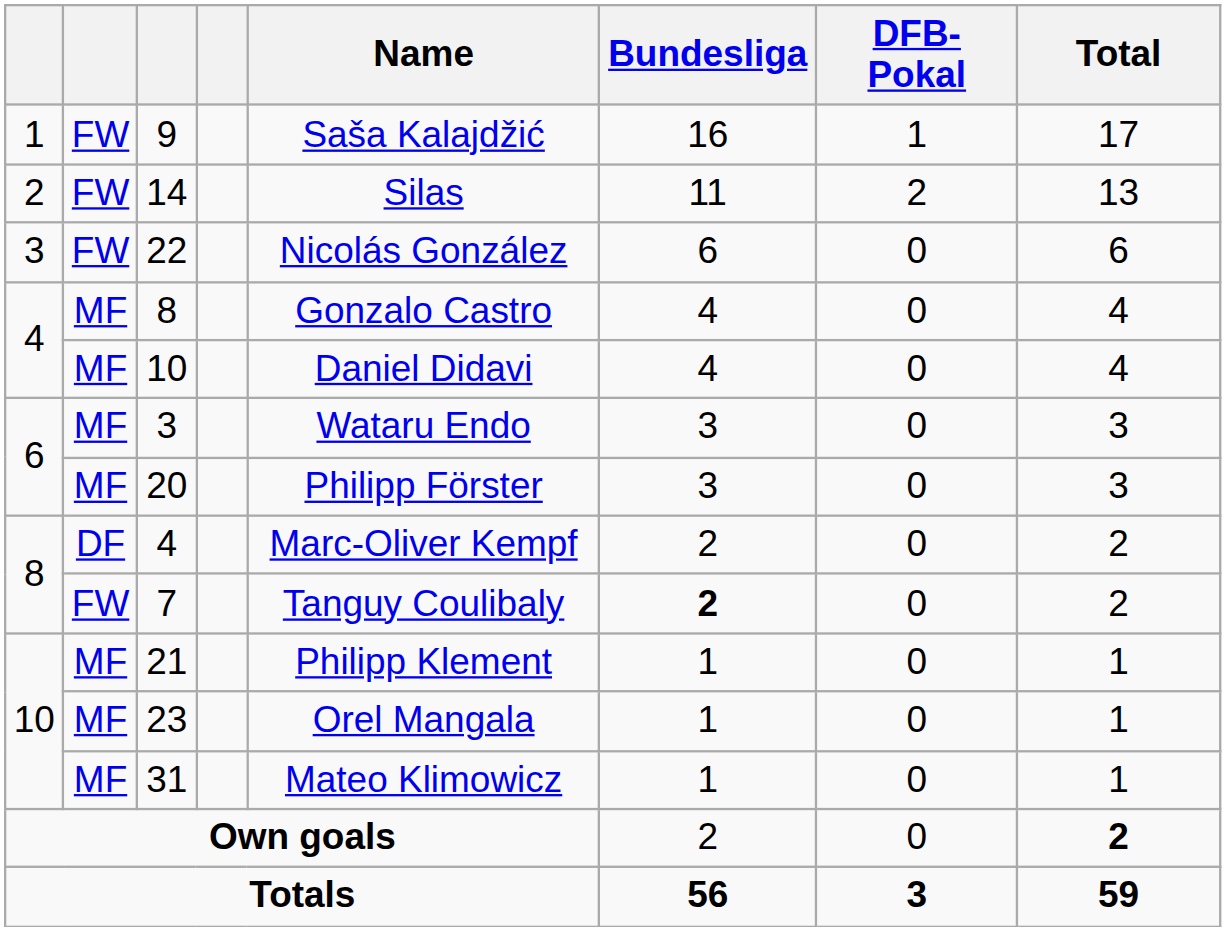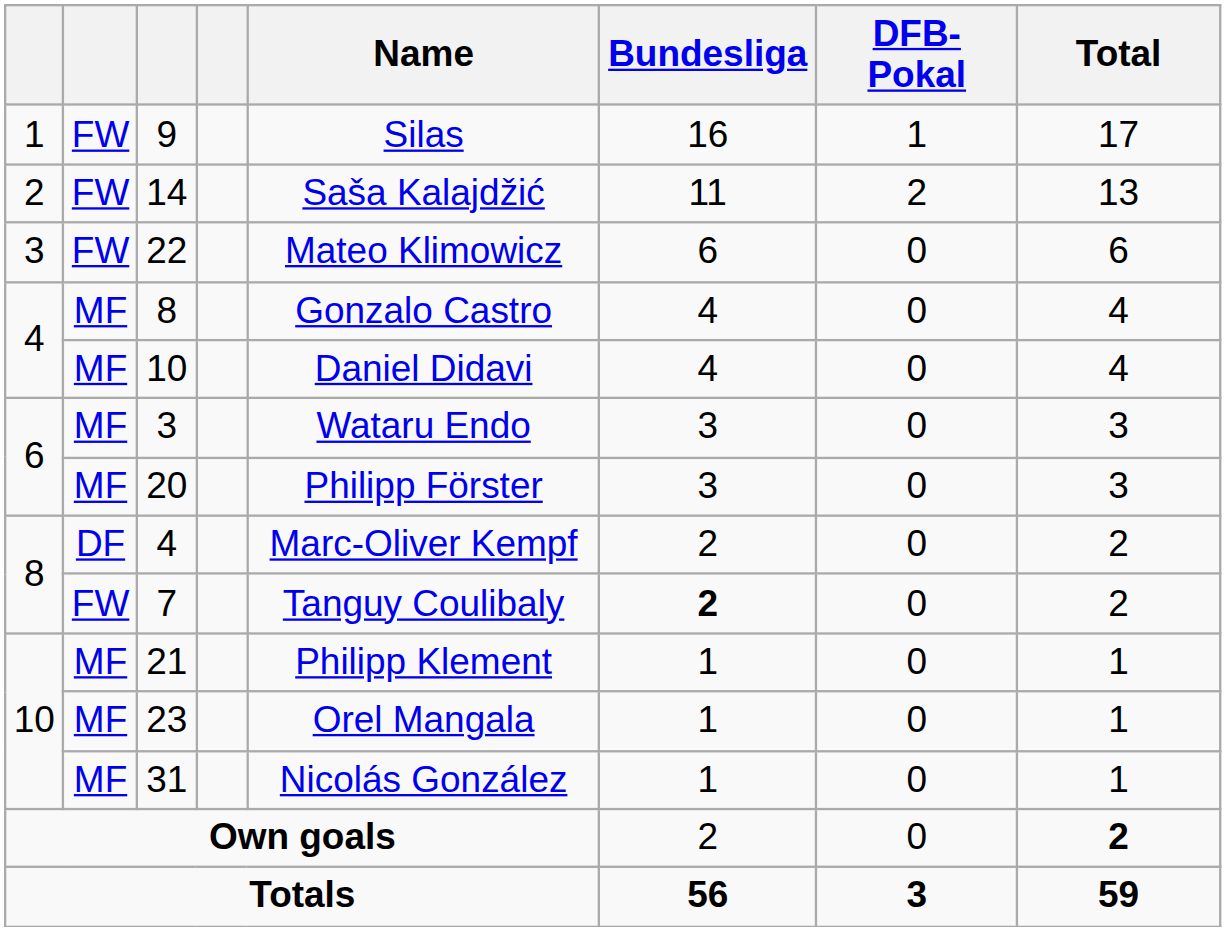(424, 134) Saša Kalajdžić -> (424, 134) Silas
(424, 192) Silas -> (424, 192) Saša Kalajdžić
(424, 251) Nicolás González -> (424, 251) Mateo Klimowicz
(424, 778) Mateo Klimowicz -> (424, 778) Nicolás González
